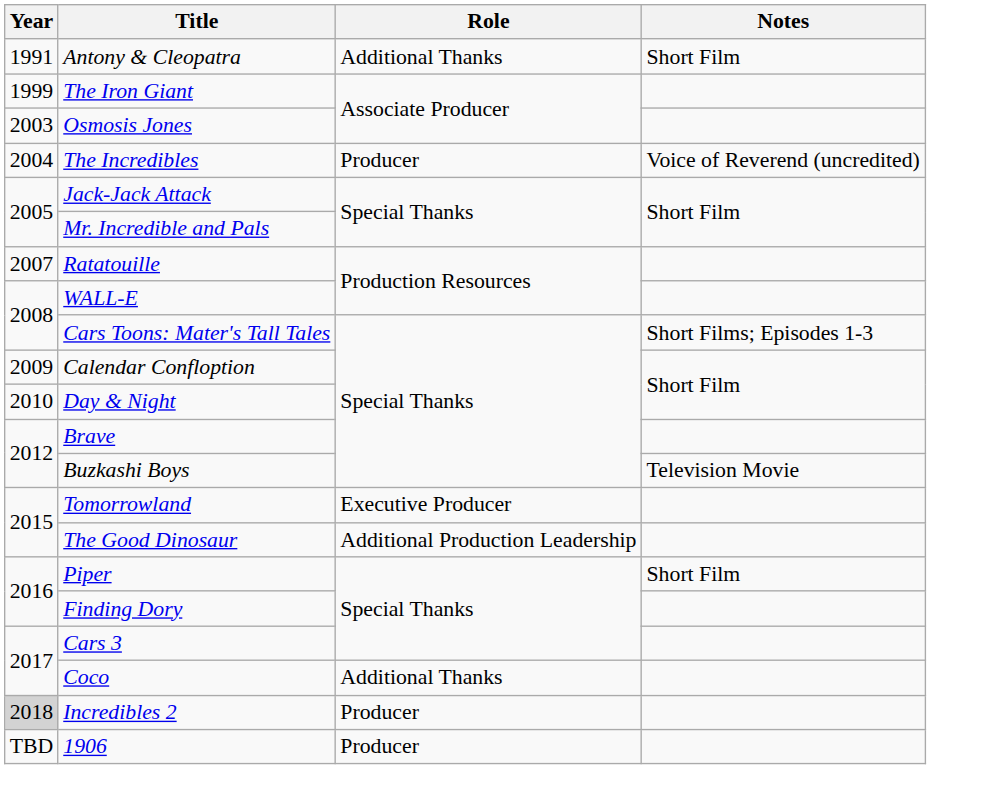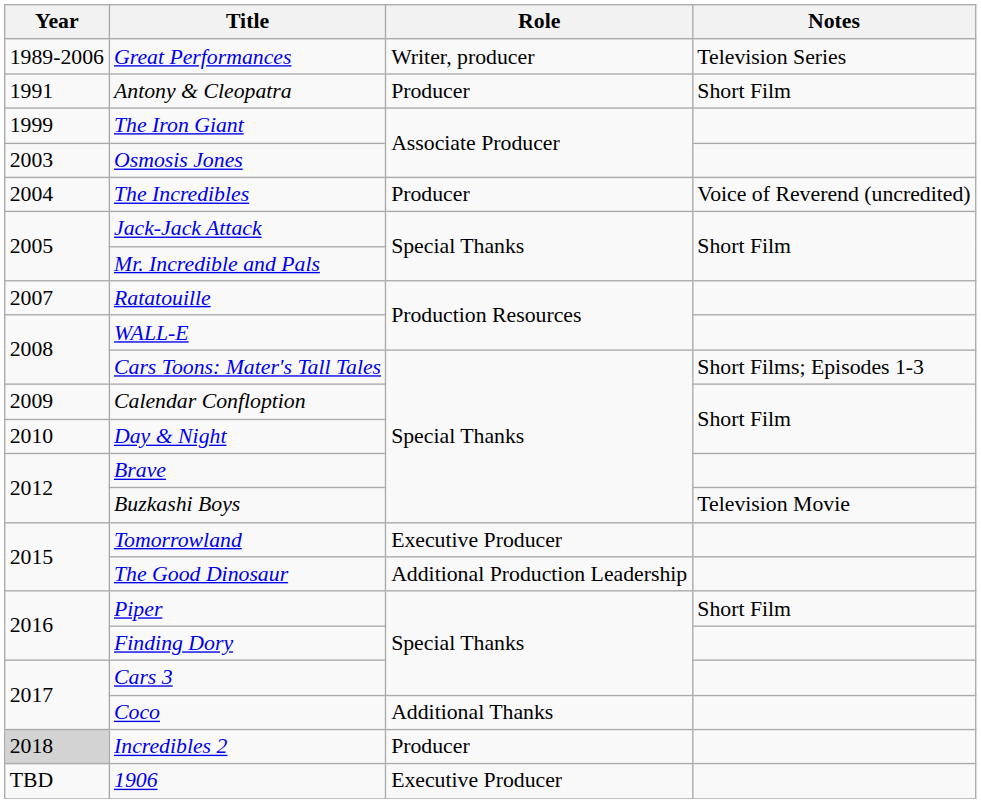+ row: (203, 56)
(421, 56) Additional Thanks -> (430, 90) Producer
(380, 746) Producer -> (477, 780) Executive Producer
